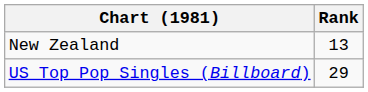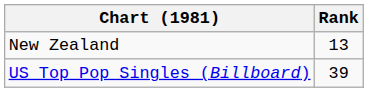(339, 73) 29 -> (339, 73) 39
